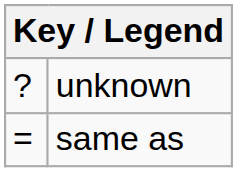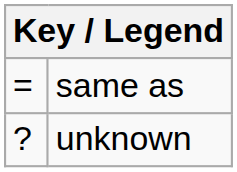rows swapped: (120, 138) <-> (124, 85)
